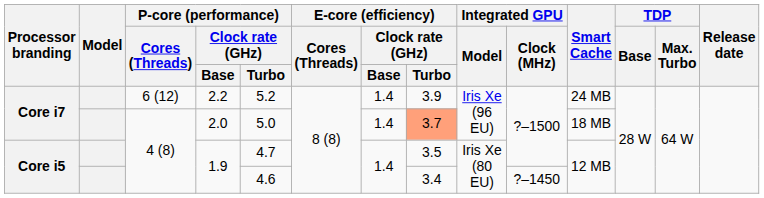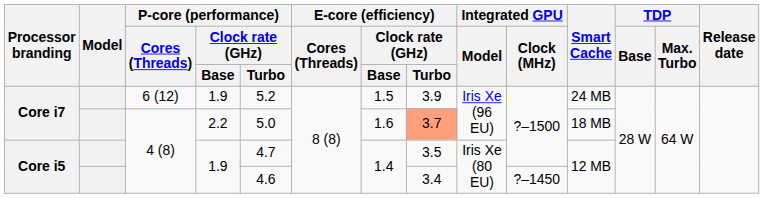(218, 97) 2.2 -> (218, 97) 1.9
(384, 97) 1.4 -> (384, 97) 1.5
(218, 124) 2.0 -> (218, 124) 2.2
(384, 124) 1.4 -> (384, 124) 1.6
